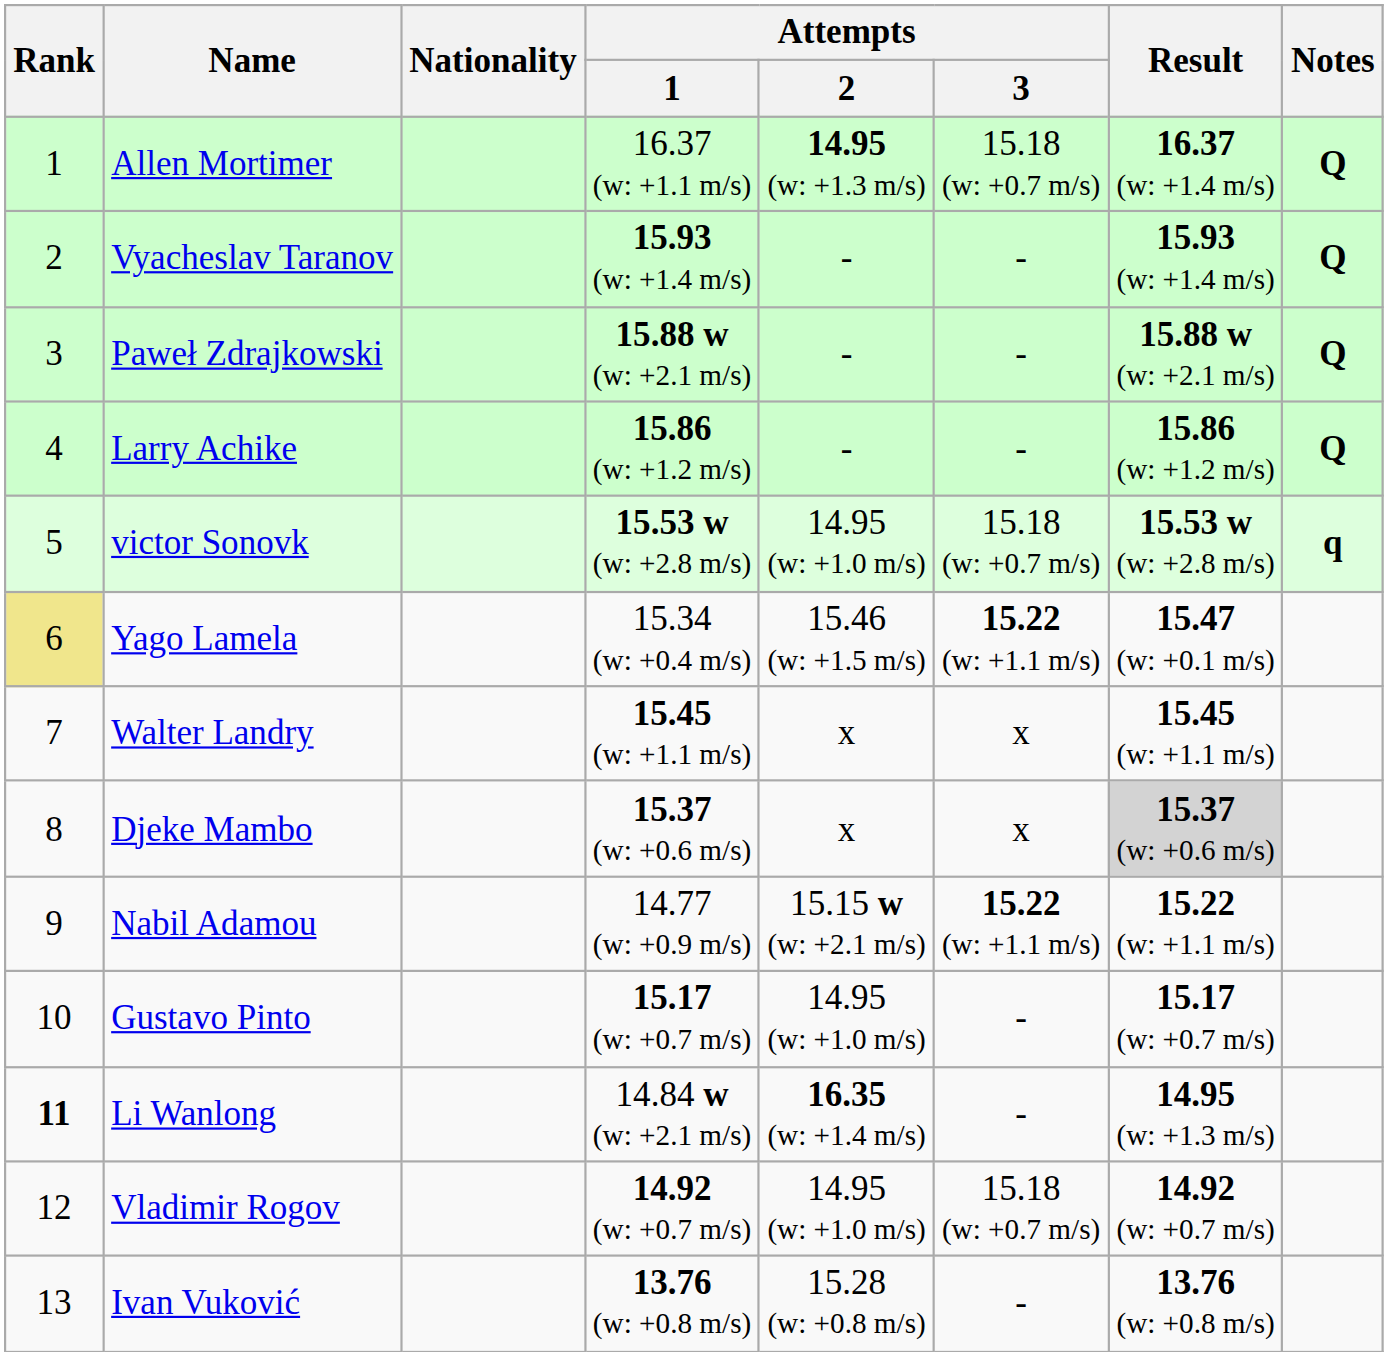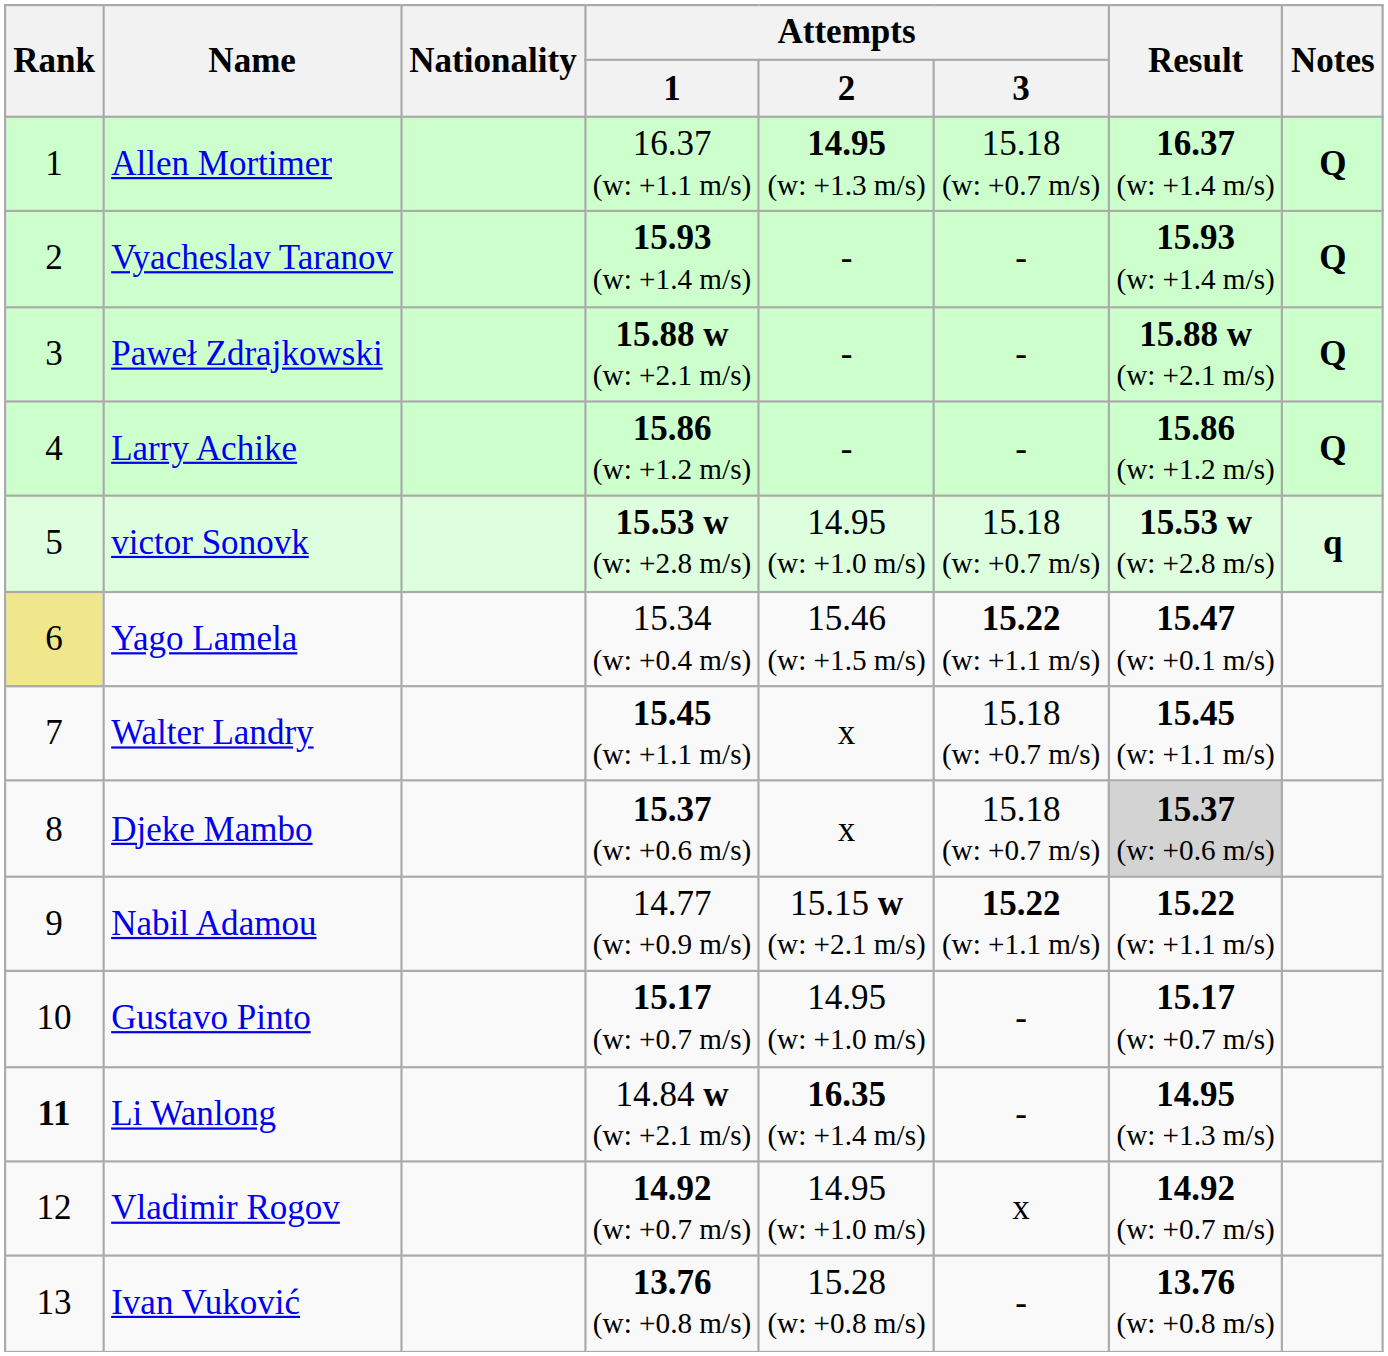(1021, 733) x -> (1021, 733) 15.18 (w: +0.7 m/s)
(1021, 828) x -> (1021, 828) 15.18 (w: +0.7 m/s)
(1021, 1208) 15.18 (w: +0.7 m/s) -> (1021, 1208) x
